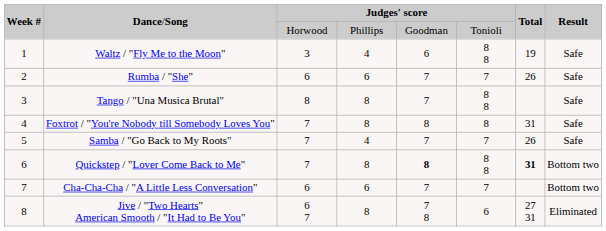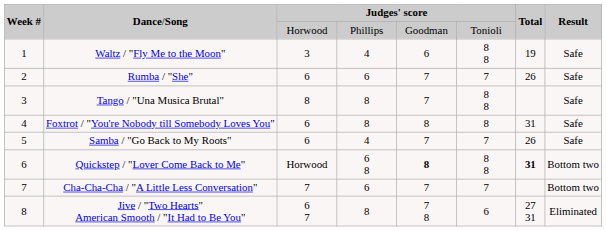(307, 123) 7 -> (307, 123) 6
(307, 141) 7 -> (307, 141) 6
(307, 164) 7 -> (307, 164) Horwood
(367, 164) 8 -> (367, 164) 6 8
(307, 187) 6 -> (307, 187) 7
